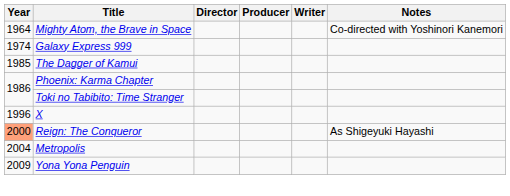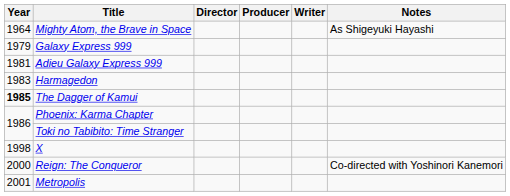(416, 30) Co-directed with Yoshinori Kanemori -> (382, 30) As Shigeyuki Hayashi
(19, 47) 1974 -> (19, 47) 1979
+ row: (99, 64)
+ row: (67, 81)
(19, 64) normal -> (19, 98) bold
(19, 115) 1996 -> (19, 149) 1998
(19, 132) lightsalmon background -> (19, 166) no background
(382, 132) As Shigeyuki Hayashi -> (416, 166) Co-directed with Yoshinori Kanemori
(19, 149) 2004 -> (19, 183) 2001
- row: (83, 166)
